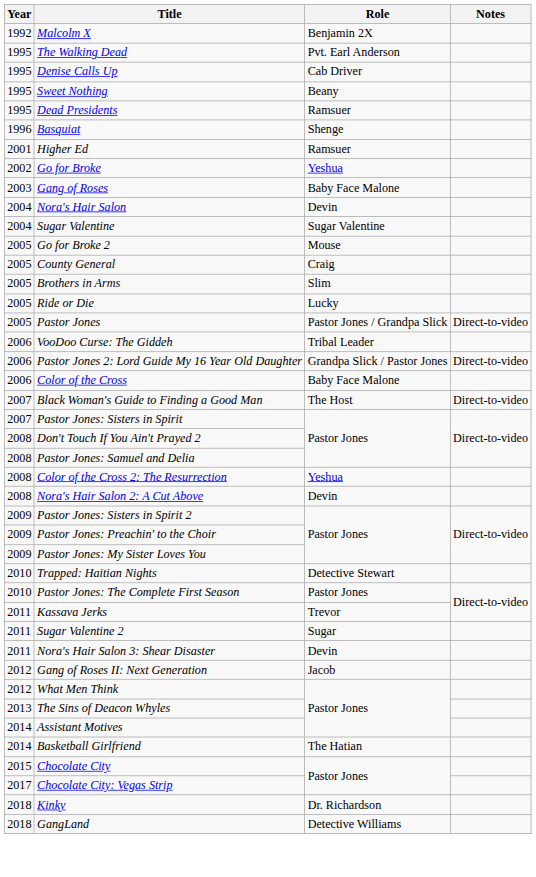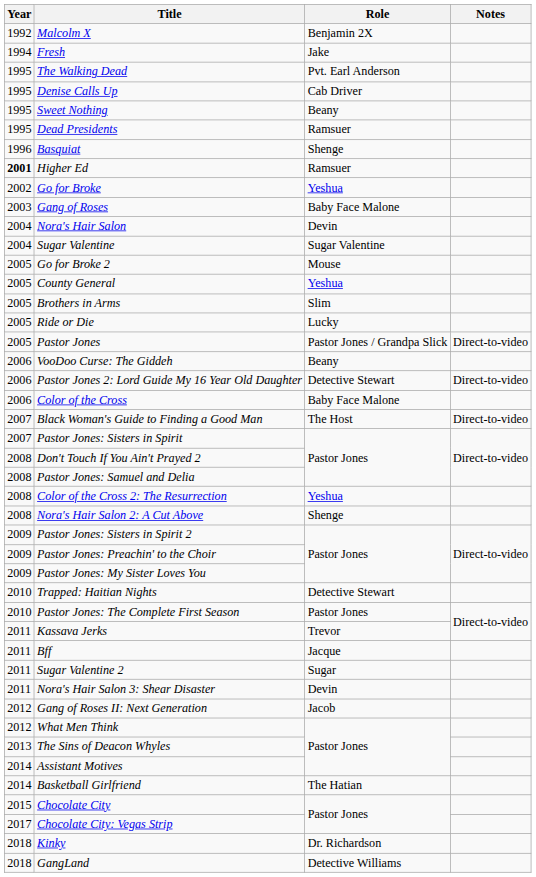+ row: (51, 52)
(19, 149) normal -> (19, 168) bold
(321, 264) Craig -> (325, 284) Yeshua
(341, 341) Tribal Leader -> (323, 361) Beany
(378, 361) Grandpa Slick / Pastor Jones -> (351, 380) Detective Stewart
(322, 496) Devin -> (326, 515) Shenge
+ row: (44, 650)
